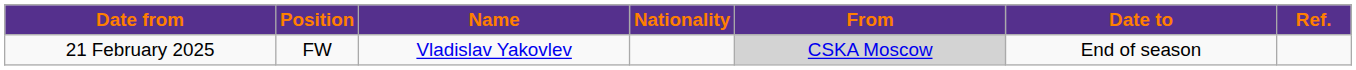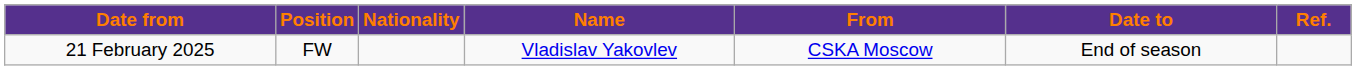columns swapped: (682, 20) <-> (494, 20)
(870, 50) lightgrey background -> (870, 50) no background
